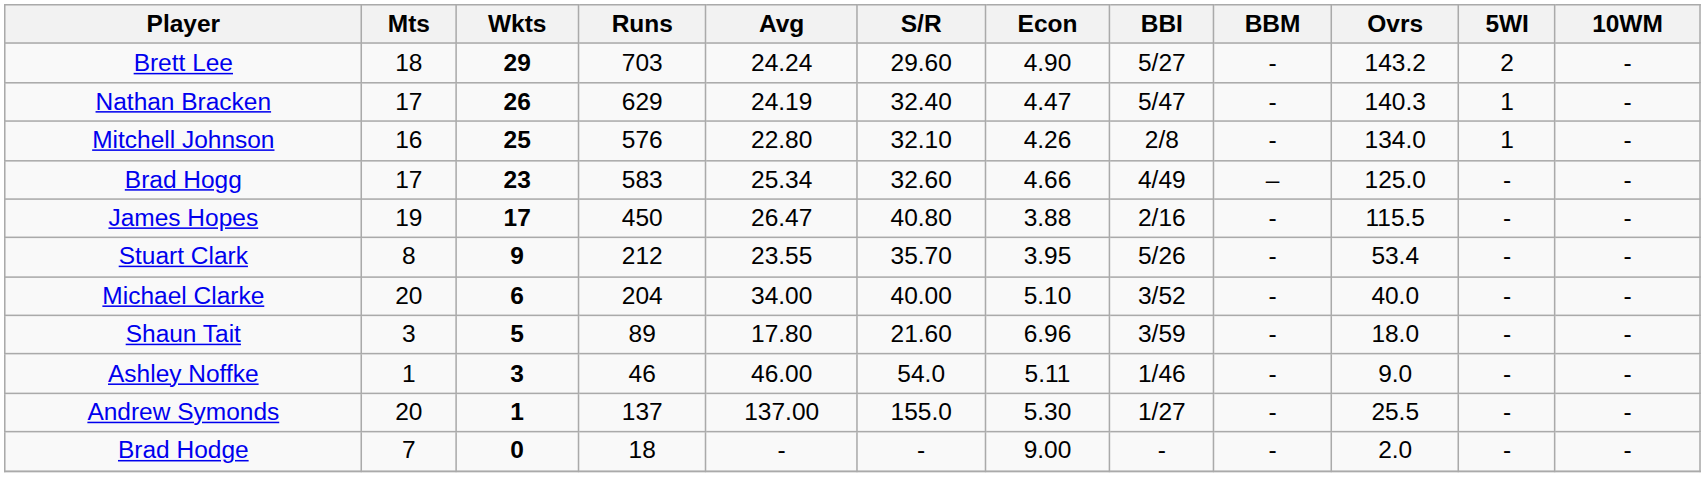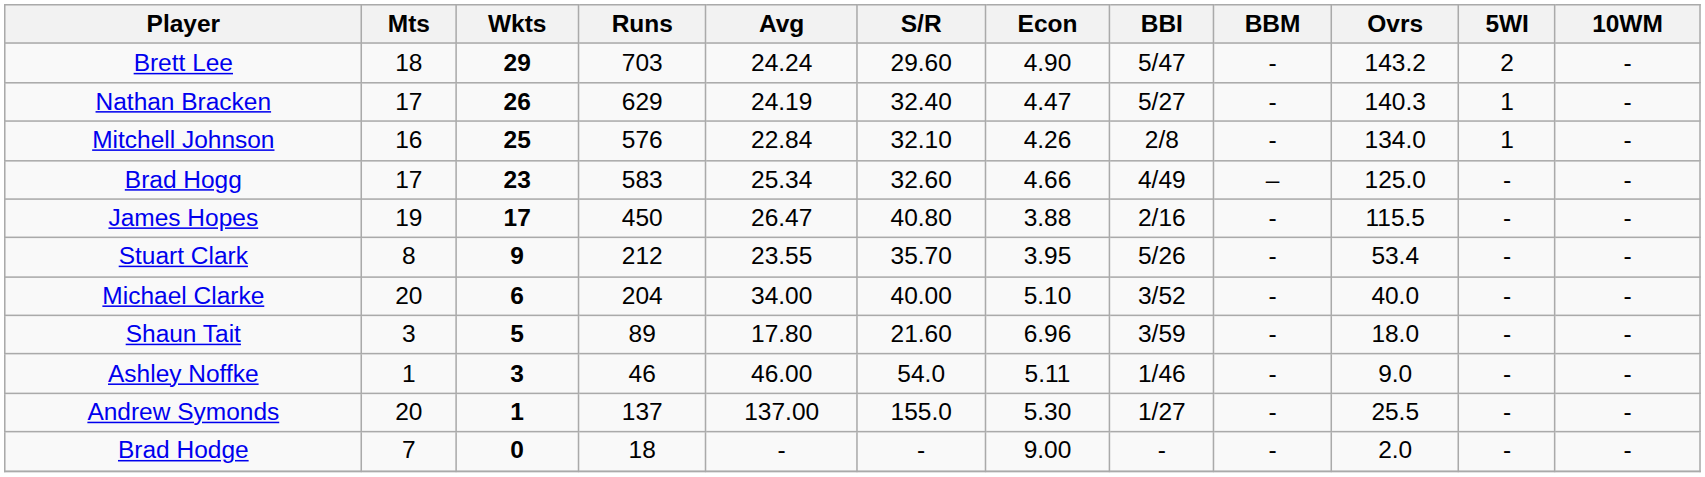(1162, 62) 5/27 -> (1162, 62) 5/47
(1162, 101) 5/47 -> (1162, 101) 5/27
(782, 140) 22.80 -> (782, 140) 22.84
